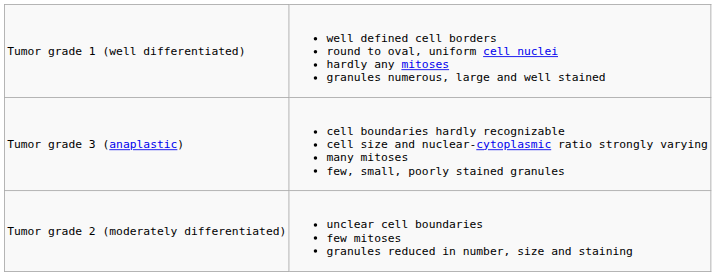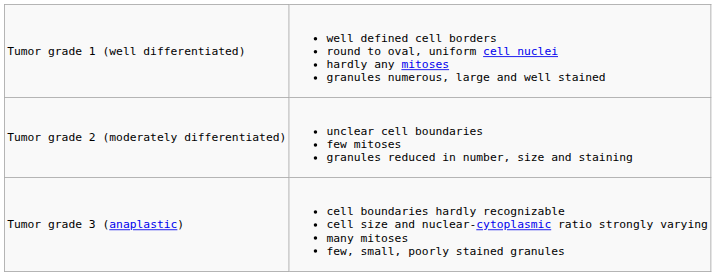rows swapped: (147, 231) <-> (96, 144)
